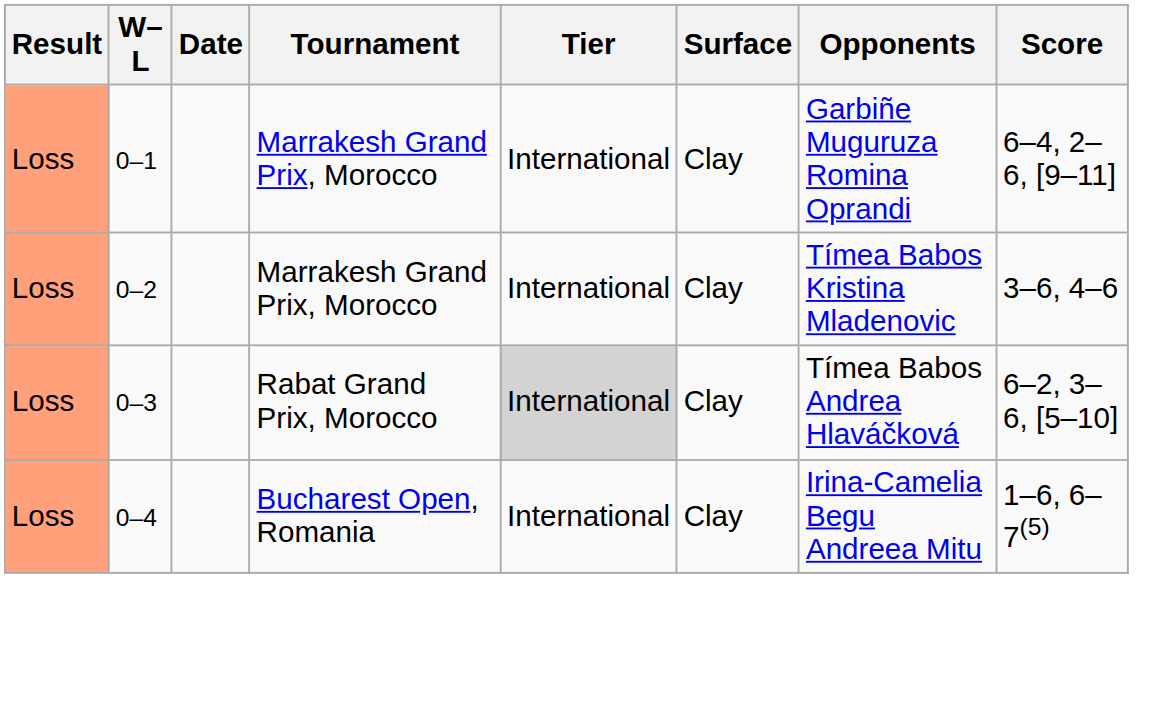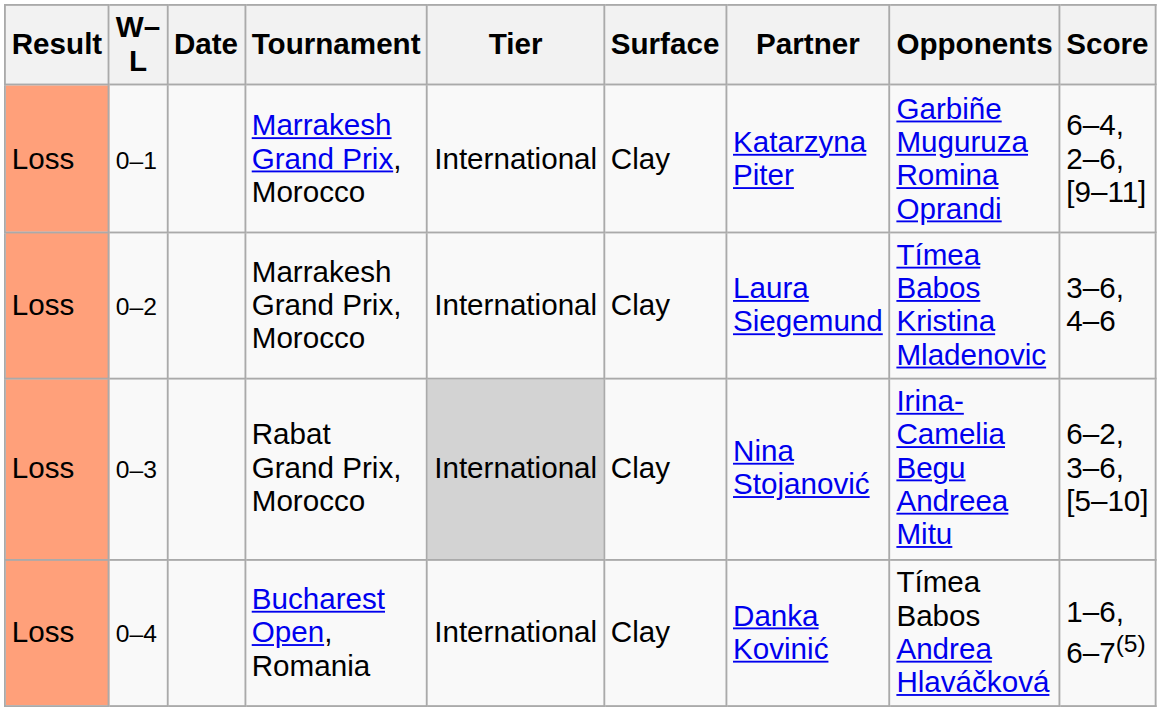+ column: (808, 44)
(894, 401) Tímea Babos Andrea Hlaváčková -> (952, 468) Irina-Camelia Begu Andreea Mitu
(894, 515) Irina-Camelia Begu Andreea Mitu -> (973, 631) Tímea Babos Andrea Hlaváčková
